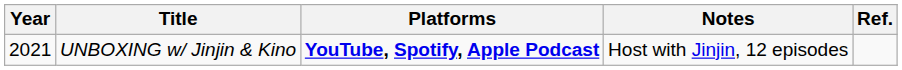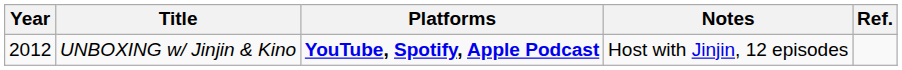(30, 49) 2021 -> (30, 49) 2012
